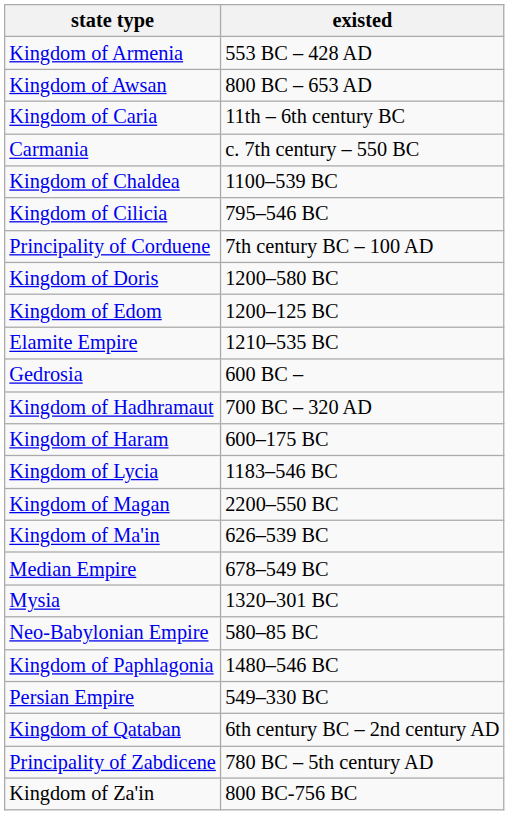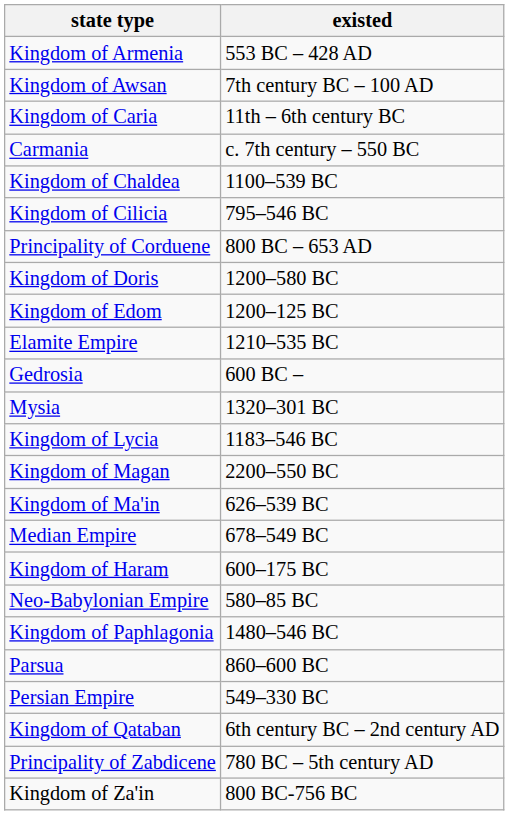(299, 85) 800 BC – 653 AD -> (329, 85) 7th century BC – 100 AD
(329, 246) 7th century BC – 100 AD -> (299, 246) 800 BC – 653 AD
- row: (111, 407)
rows swapped: (89, 439) <-> (35, 600)
+ row: (36, 665)
